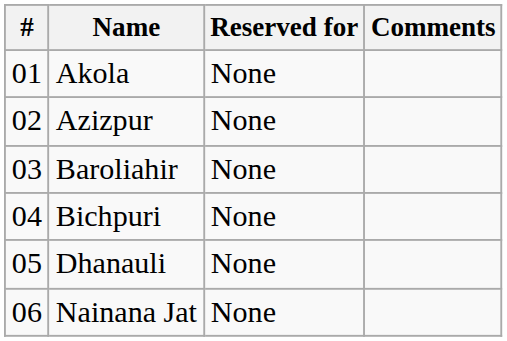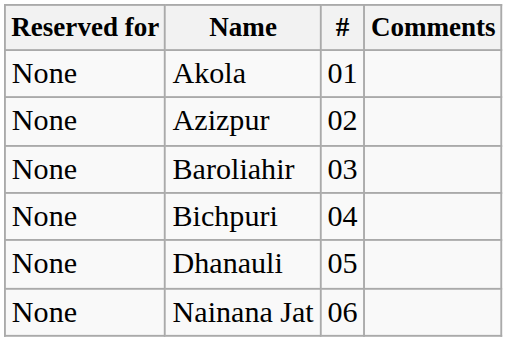columns swapped: (27, 26) <-> (284, 26)
